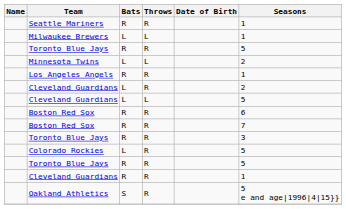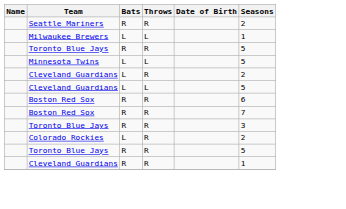(243, 23) 1 -> (243, 23) 2
(243, 62) 2 -> (243, 62) 5
- row: (71, 74)
(243, 150) 5 -> (243, 138) 2
- row: (69, 193)
